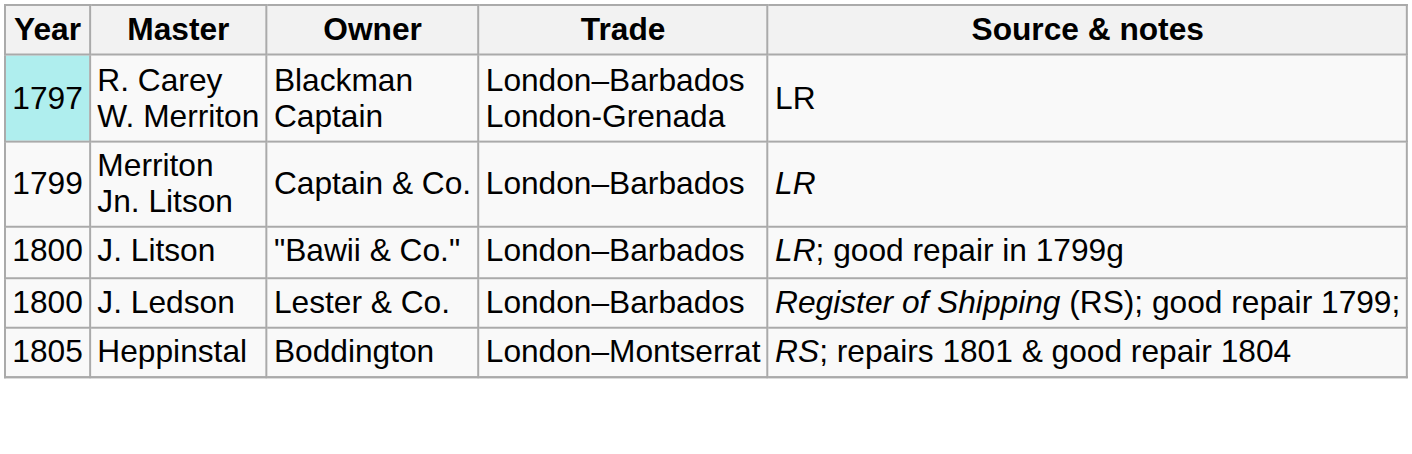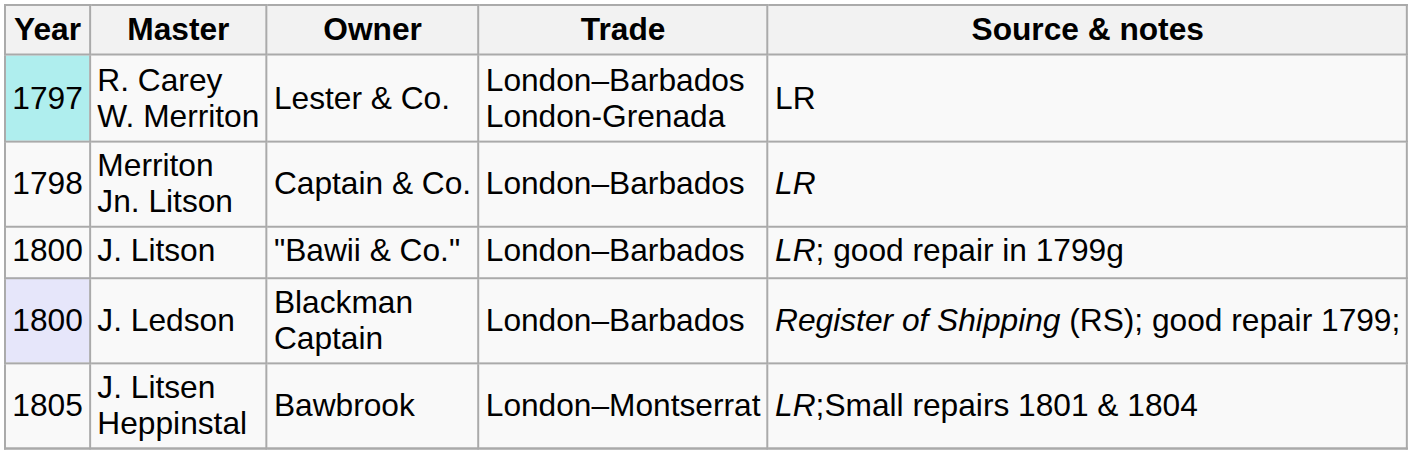(343, 97) Blackman Captain -> (362, 97) Lester & Co.
(48, 183) 1799 -> (48, 183) 1798
(48, 301) no background -> (48, 319) lavender background
(362, 301) Lester & Co. -> (343, 319) Blackman Captain
+ row: (172, 405)
- row: (172, 352)
